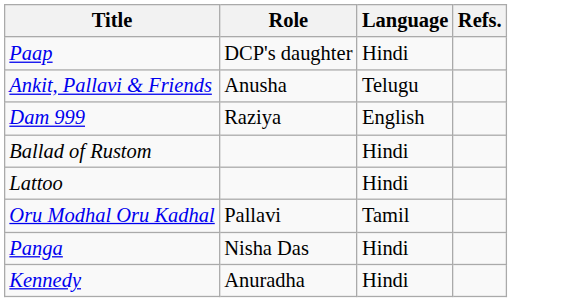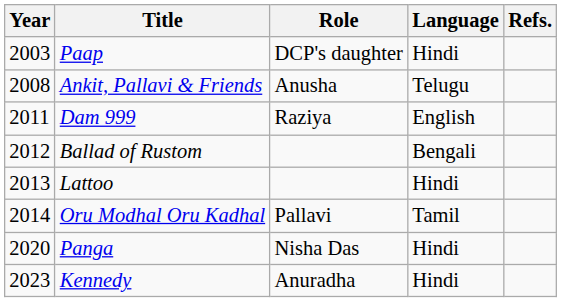+ column: (30, 20)
(385, 150) Hindi -> (444, 150) Bengali
